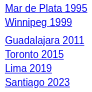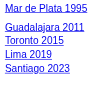- row: (39, 22)
